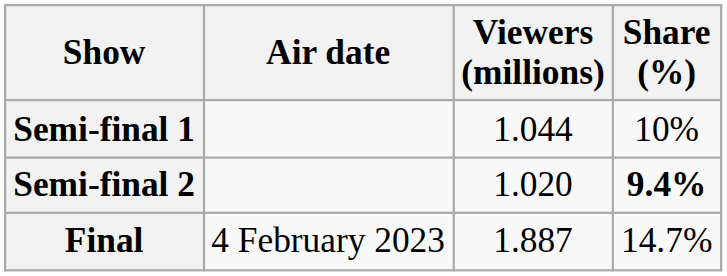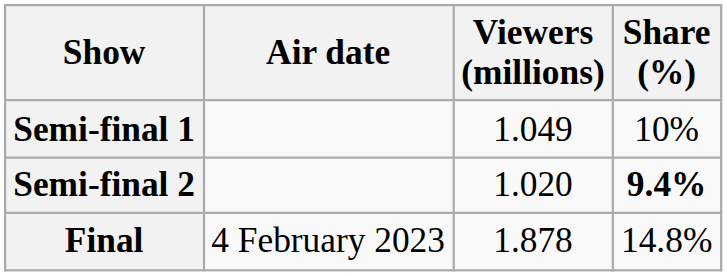(533, 128) 1.044 -> (533, 128) 1.049
(533, 240) 1.887 -> (533, 240) 1.878
(667, 240) 14.7% -> (667, 240) 14.8%
